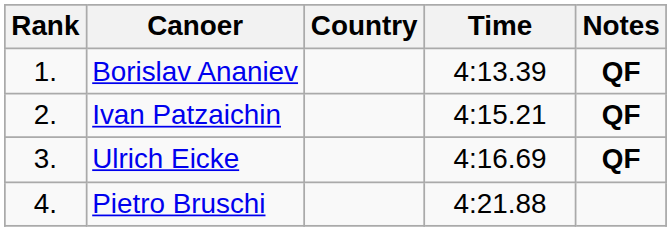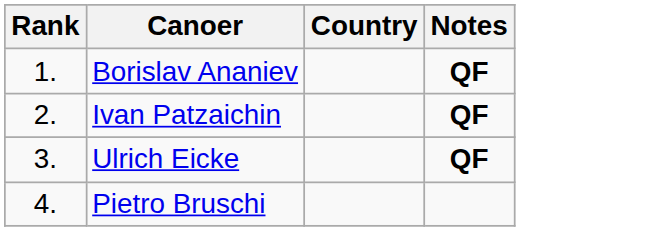- column: (500, 26)
